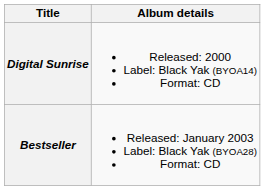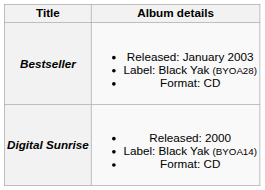rows swapped: (48, 63) <-> (48, 144)
